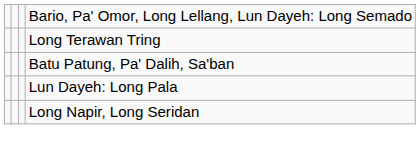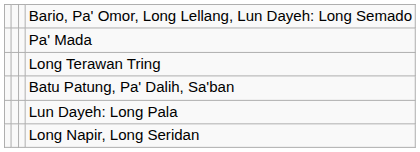+ row: (60, 40)
